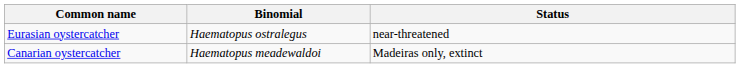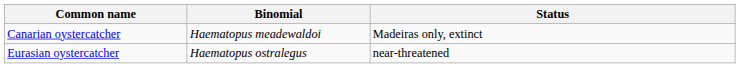rows swapped: (63, 33) <-> (64, 53)
